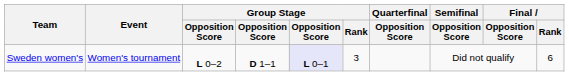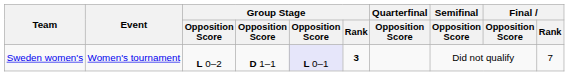(356, 58) normal -> (356, 58) bold
(550, 58) 6 -> (550, 58) 7
